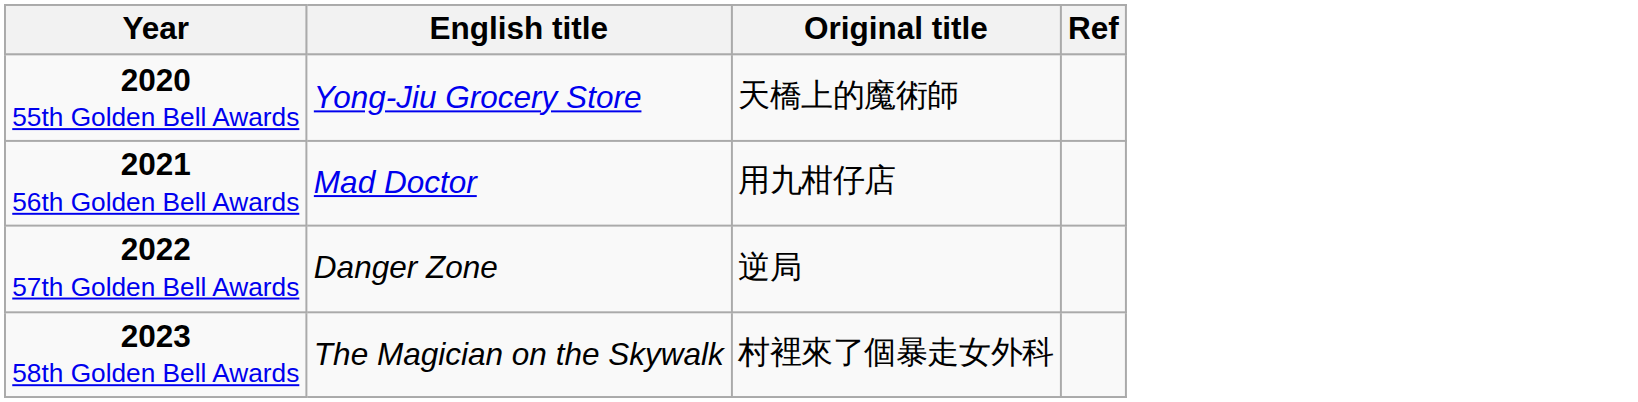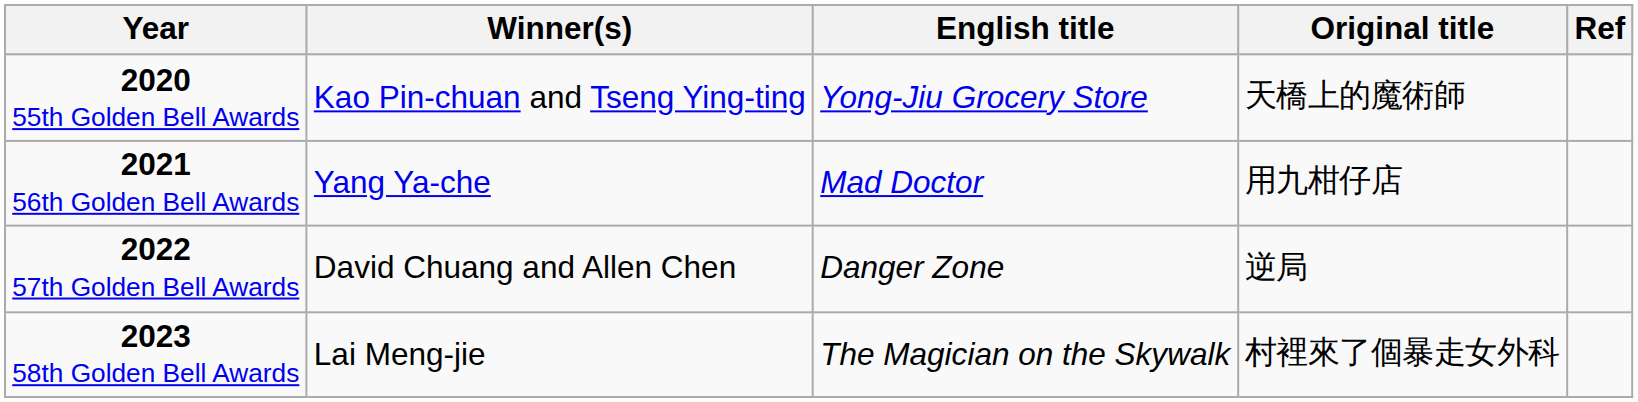+ column: (560, 29)
